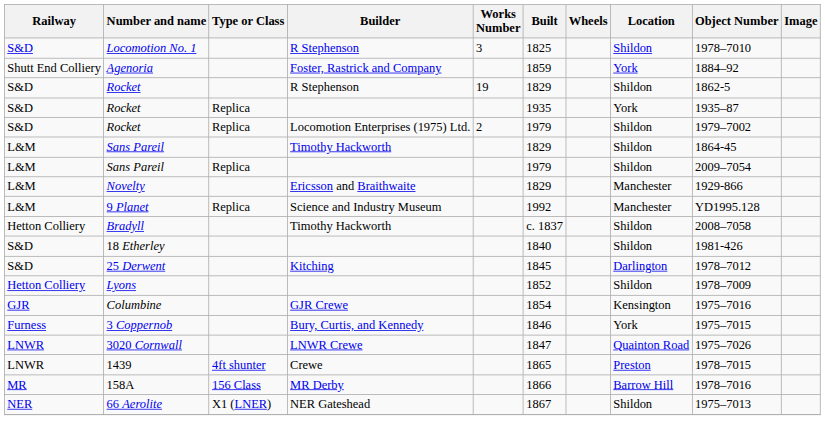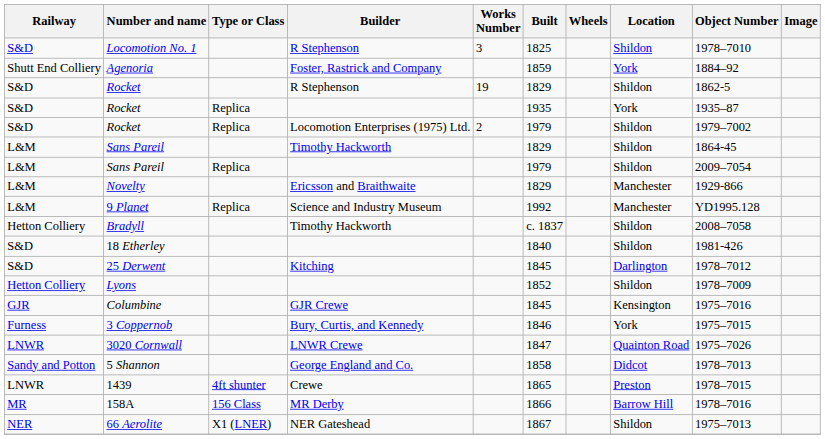(539, 305) 1854 -> (539, 305) 1845
+ row: (133, 364)
